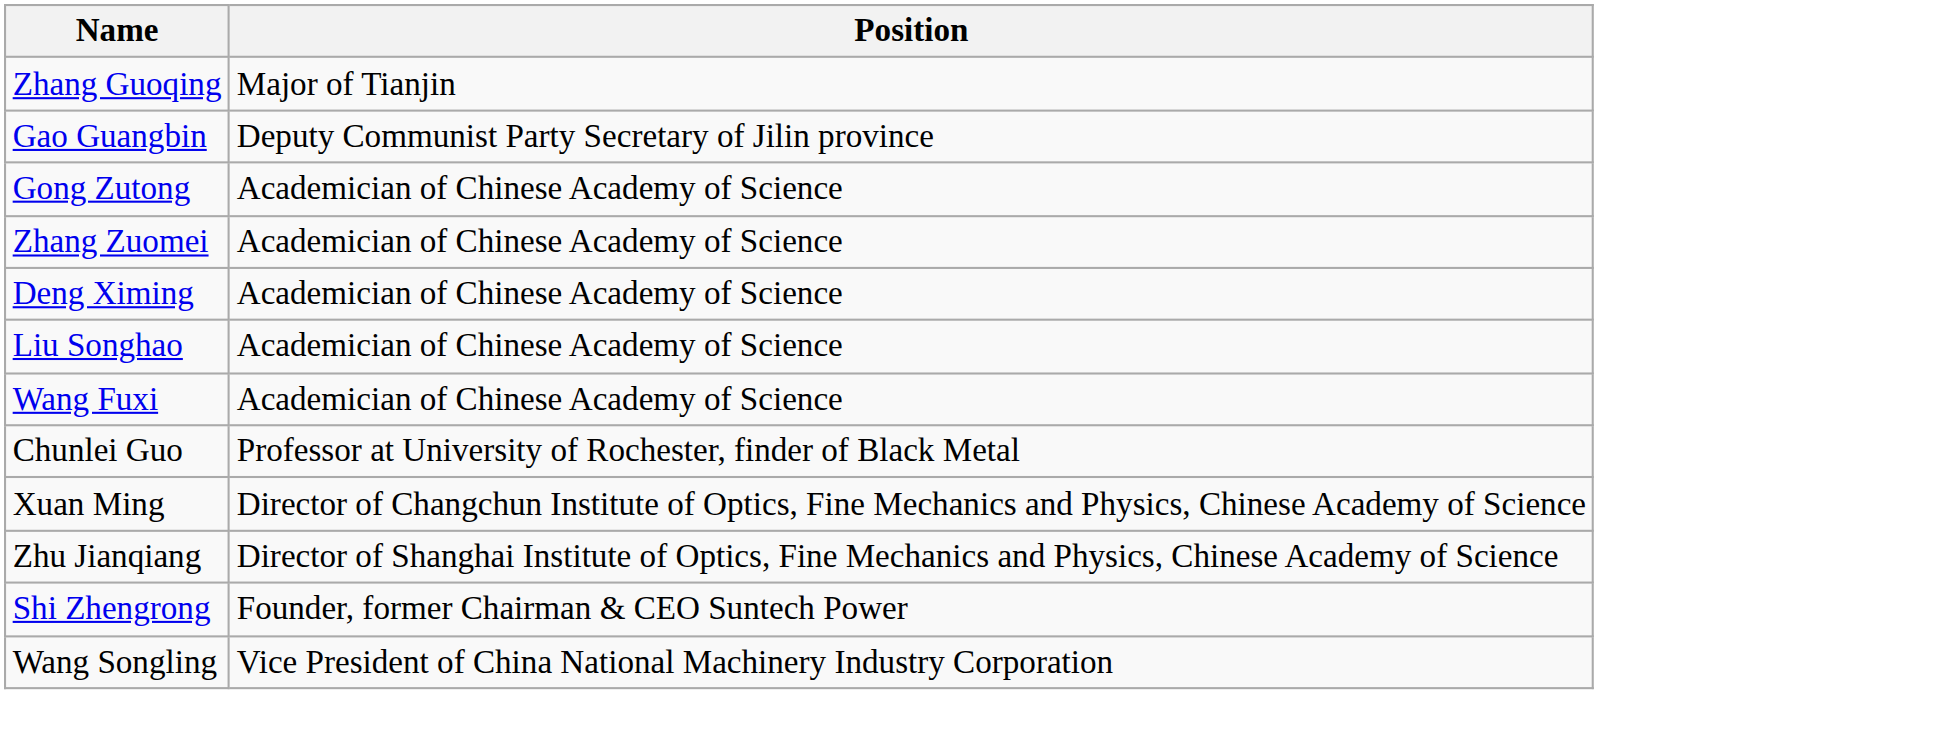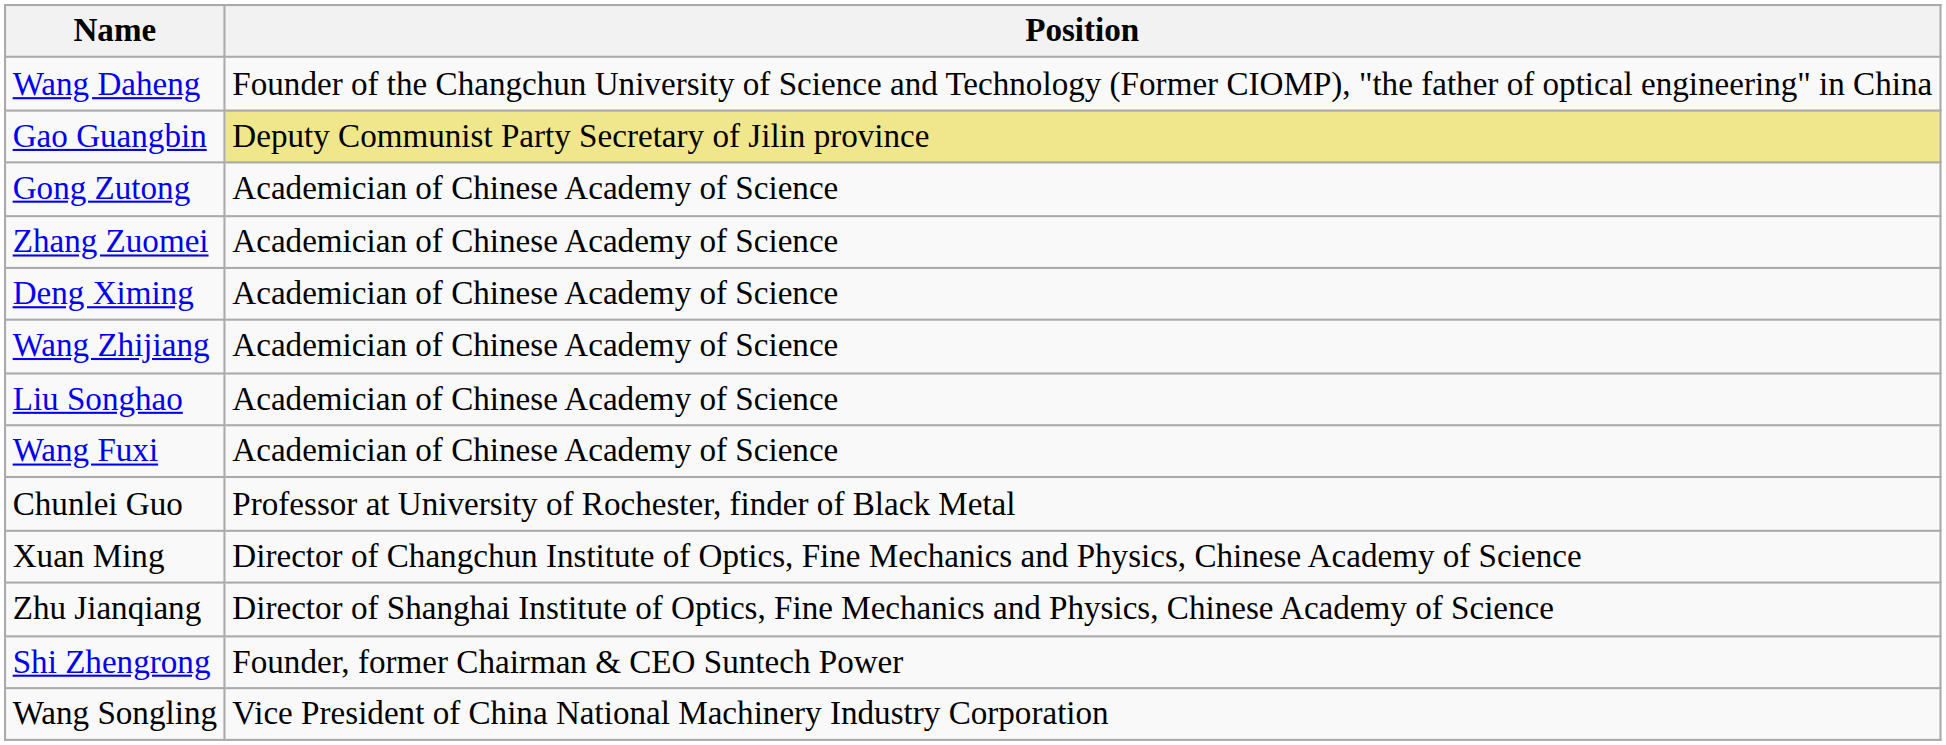+ row: (107, 83)
- row: (117, 83)
(585, 135) no background -> (581, 135) khaki background
+ row: (111, 345)
